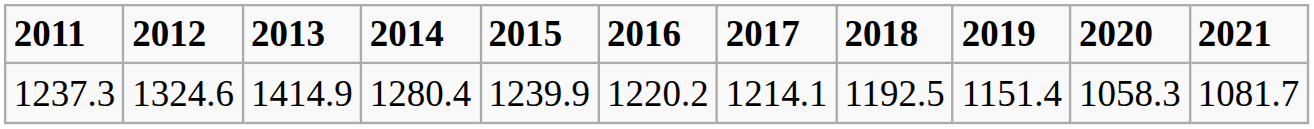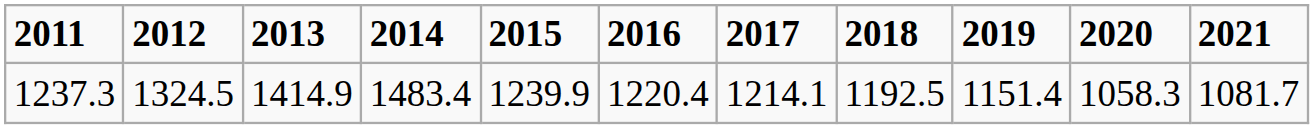(183, 92) 1324.6 -> (183, 92) 1324.5
(421, 92) 1280.4 -> (421, 92) 1483.4
(658, 92) 1220.2 -> (658, 92) 1220.4
